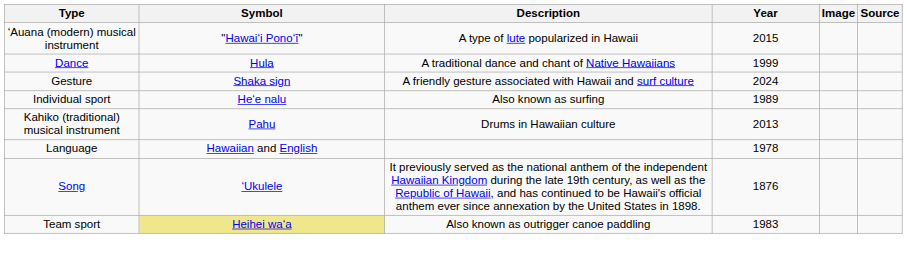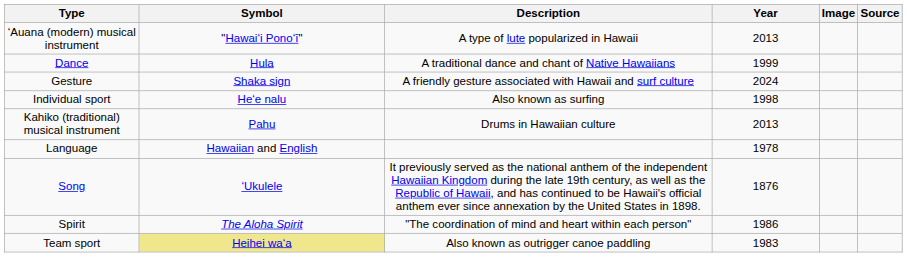(766, 38) 2015 -> (766, 38) 2013
(766, 99) 1989 -> (766, 99) 1998
+ row: (72, 224)
